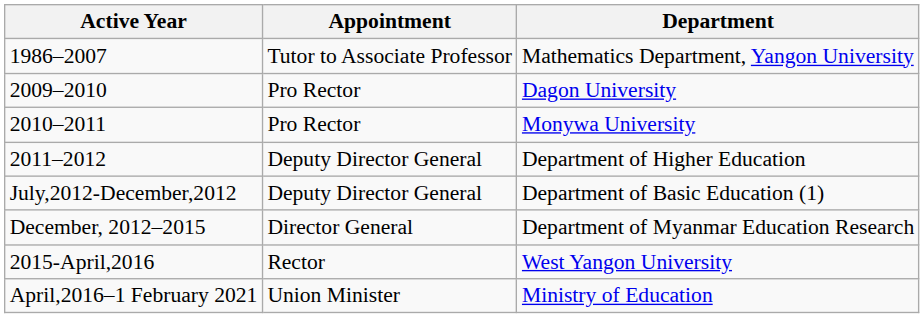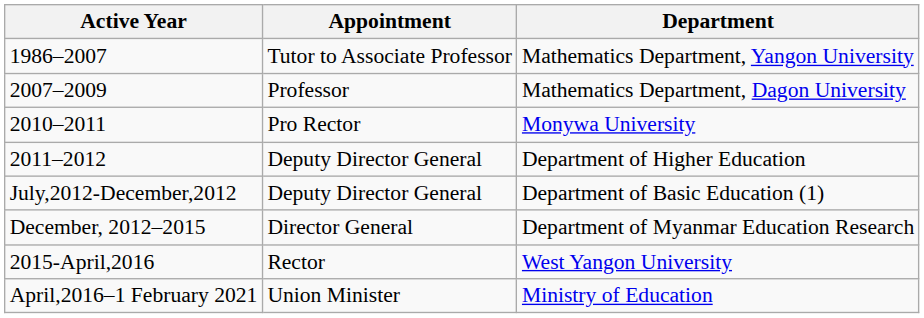+ row: (714, 90)
- row: (599, 90)
